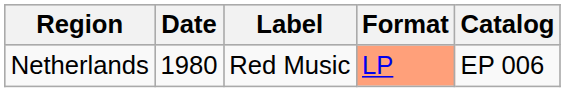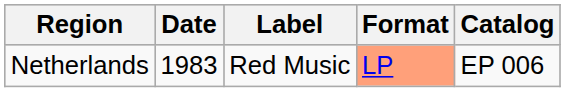(189, 65) 1980 -> (189, 65) 1983
